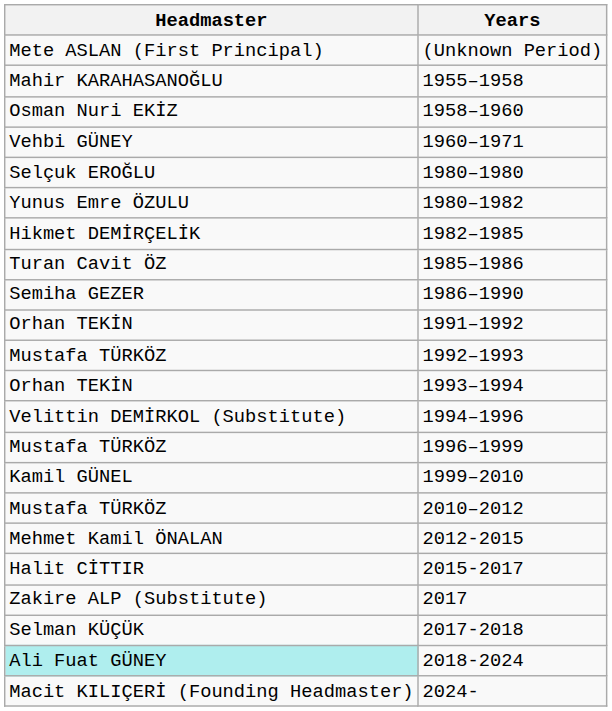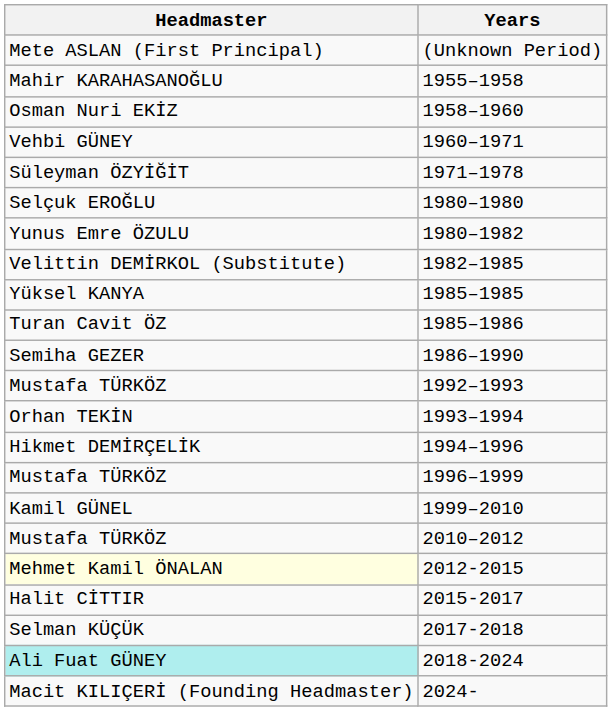+ row: (473, 173)
(105, 234) Hikmet DEMİRÇELİK -> (178, 264) Velittin DEMİRKOL (Substitute)
+ row: (473, 295)
- row: (473, 325)
(178, 417) Velittin DEMİRKOL (Substitute) -> (105, 447) Hikmet DEMİRÇELİK
(116, 539) no background -> (116, 569) lightyellow background
- row: (445, 600)
